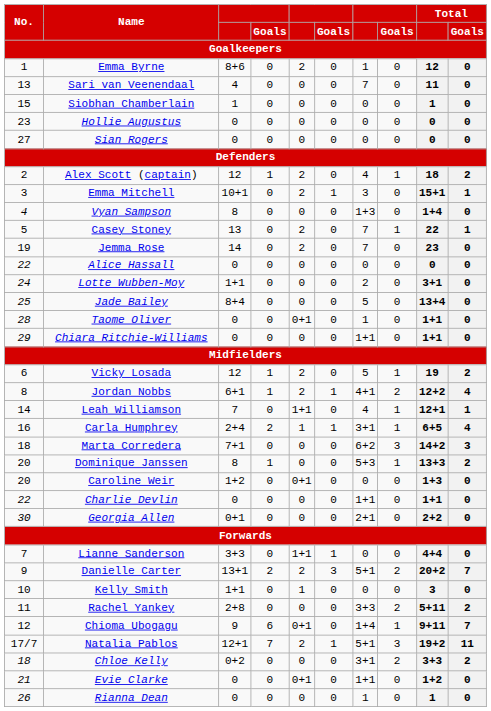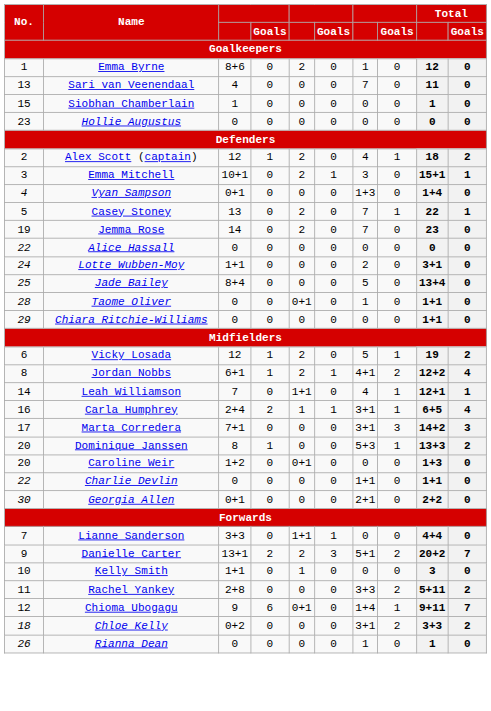- row: (131, 139)
(235, 212) 8 -> (235, 194) 0+1
(365, 338) 1+1 -> (365, 320) 0
(24, 446) 18 -> (24, 428) 17
(365, 446) 6+2 -> (365, 428) 3+1
- row: (131, 644)
- row: (131, 680)
